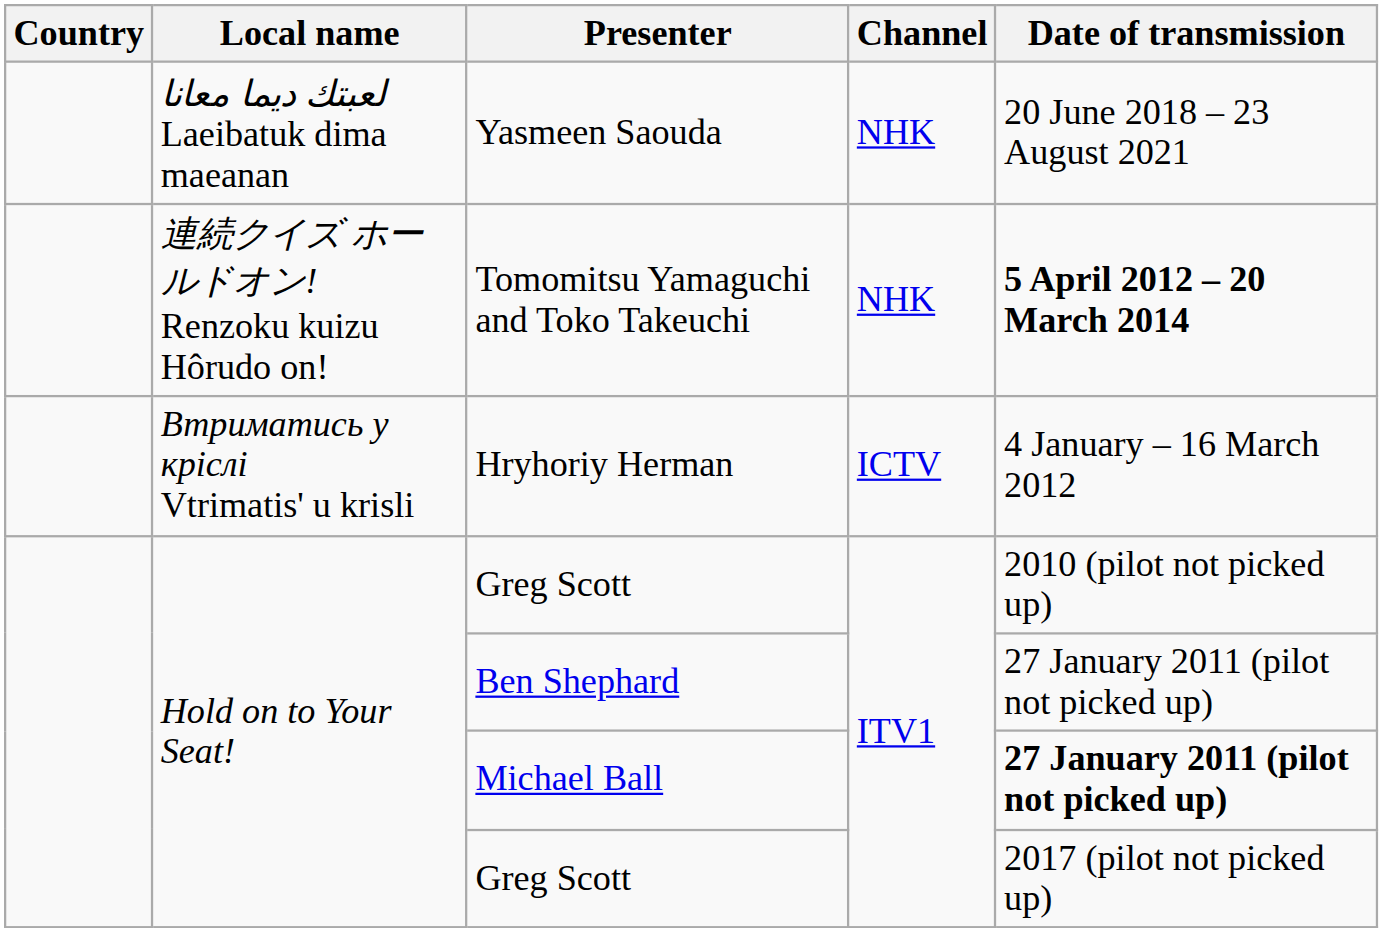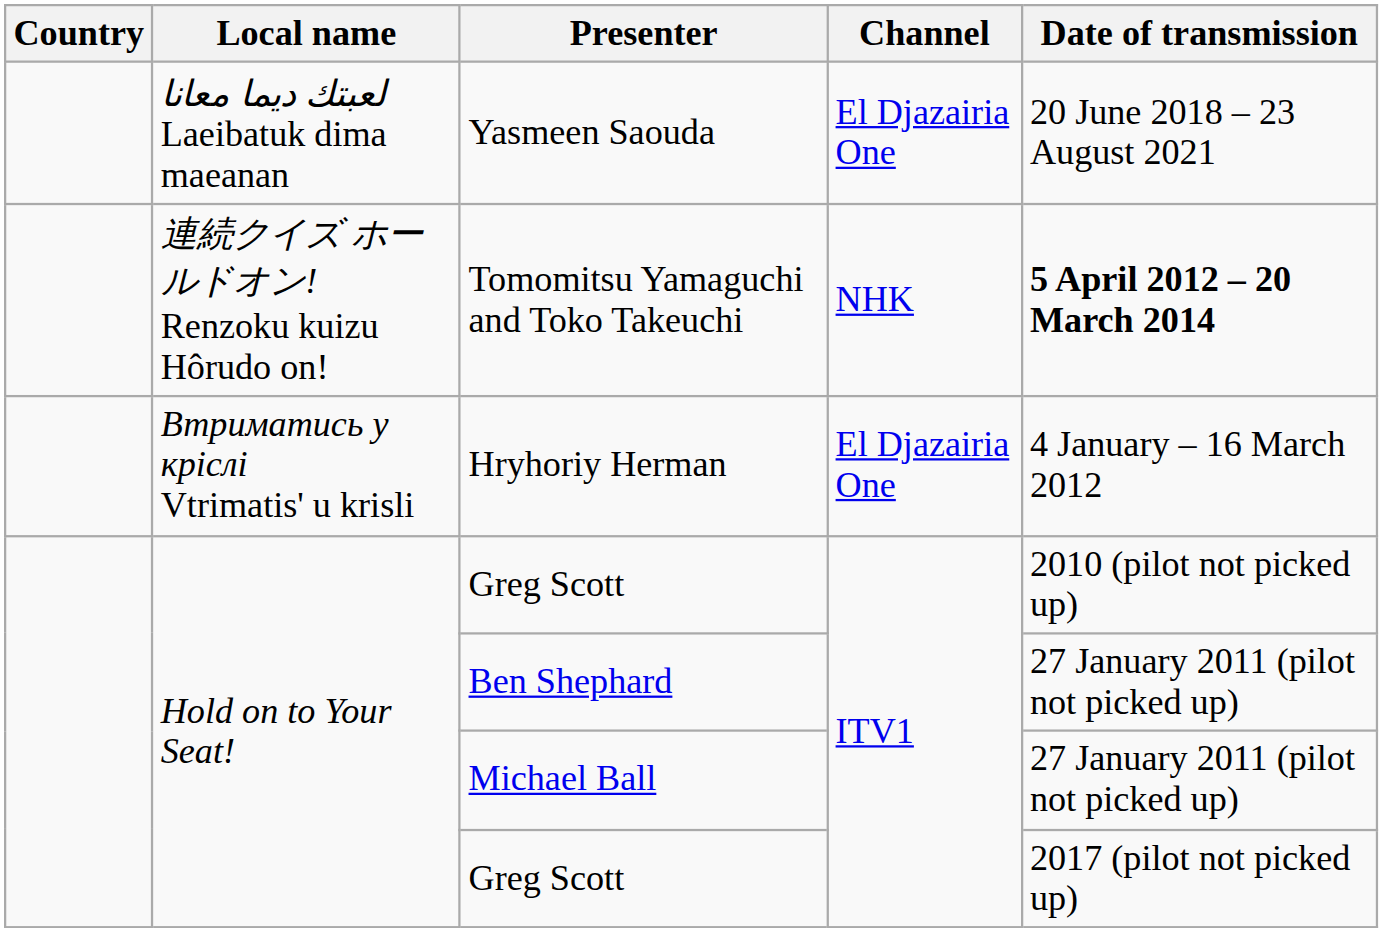(896, 132) NHK -> (922, 132) El Djazairia One
(899, 465) ICTV -> (922, 465) El Djazairia One
(1176, 779) bold -> (1192, 779) normal
